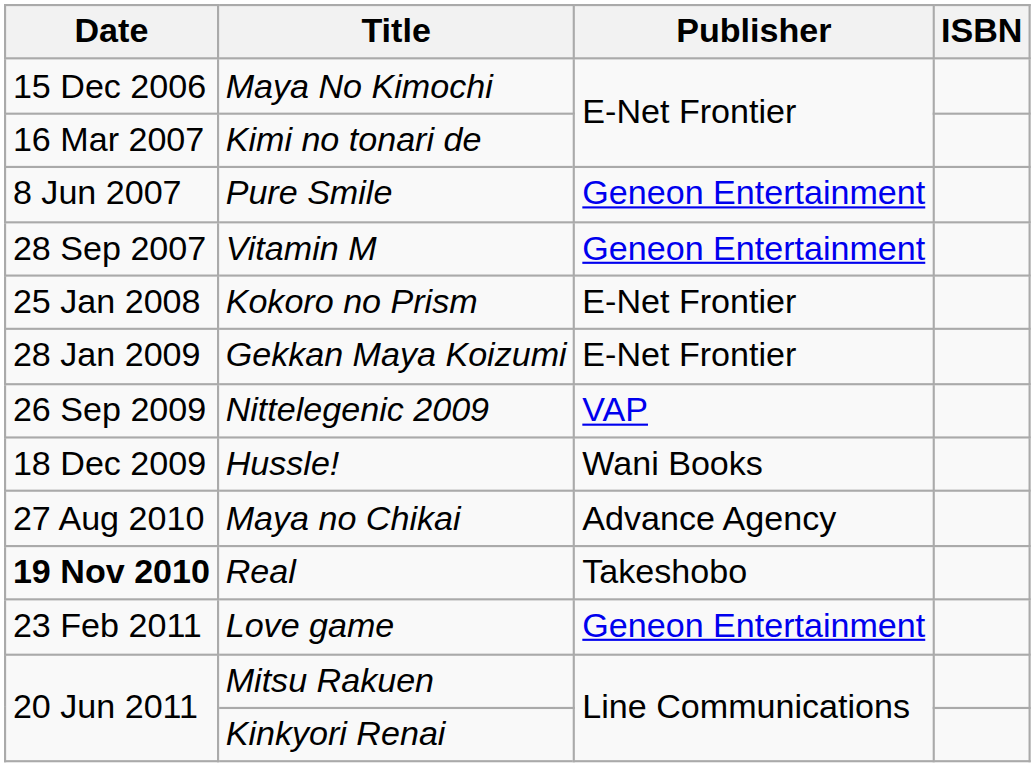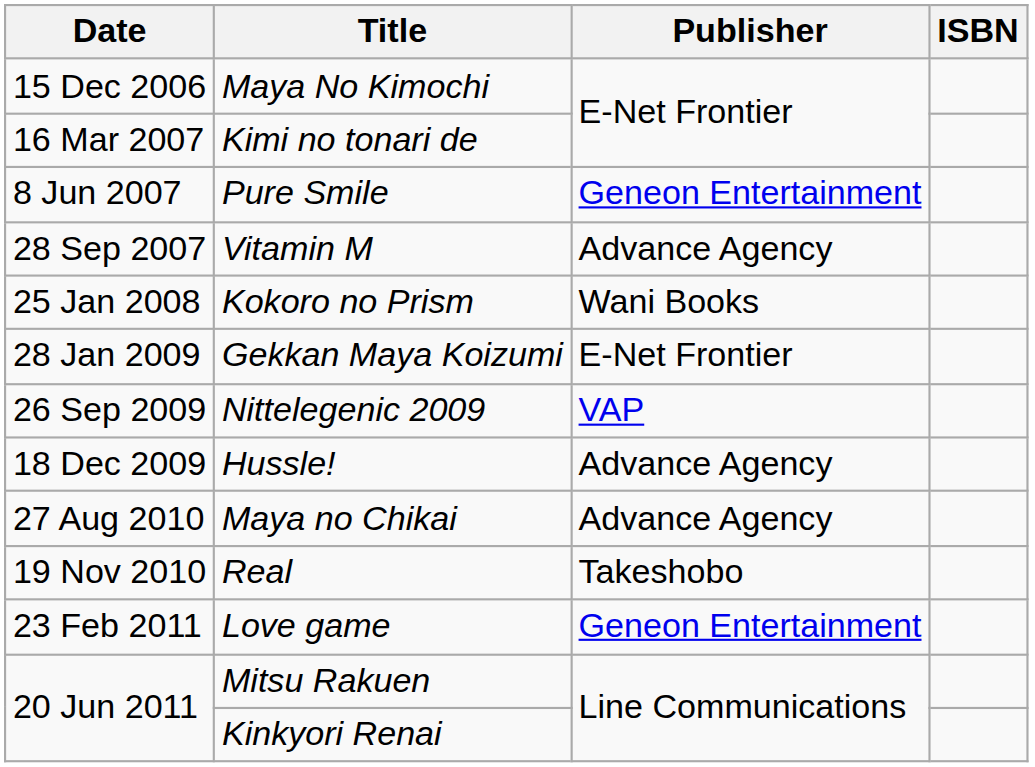(754, 247) Geneon Entertainment -> (706, 247) Advance Agency
(689, 301) E-Net Frontier -> (669, 301) Wani Books
(673, 463) Wani Books -> (706, 463) Advance Agency
(111, 572) bold -> (110, 572) normal
